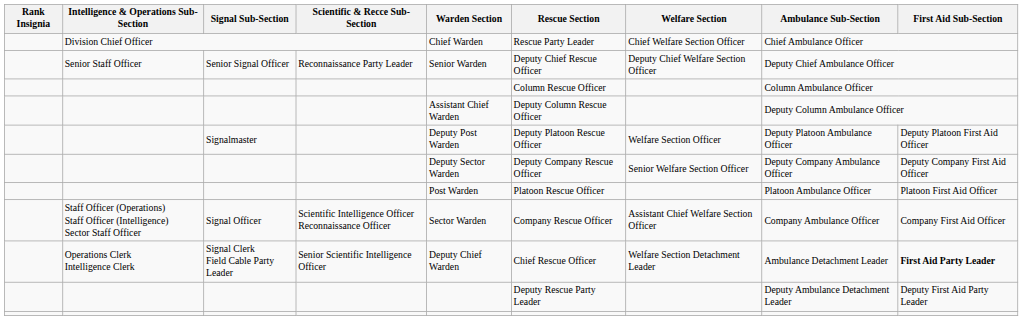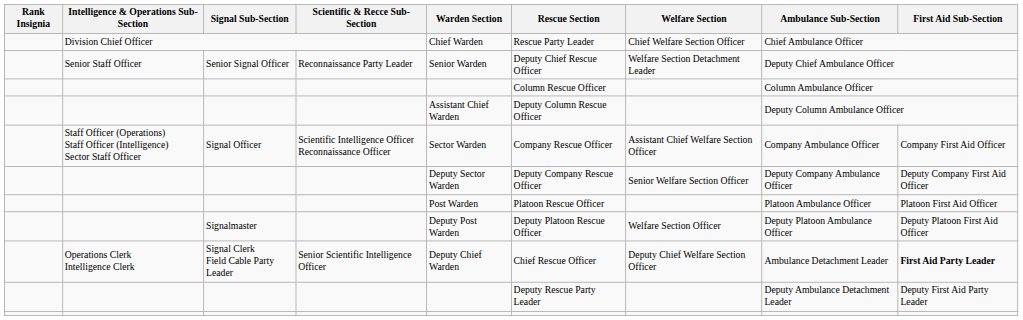(687, 64) Deputy Chief Welfare Section Officer -> (684, 64) Welfare Section Detachment Leader
rows swapped: (117, 220) <-> (133, 140)
(684, 261) Welfare Section Detachment Leader -> (687, 261) Deputy Chief Welfare Section Officer
